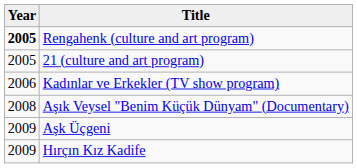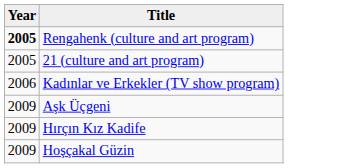- row: (196, 106)
+ row: (88, 151)
